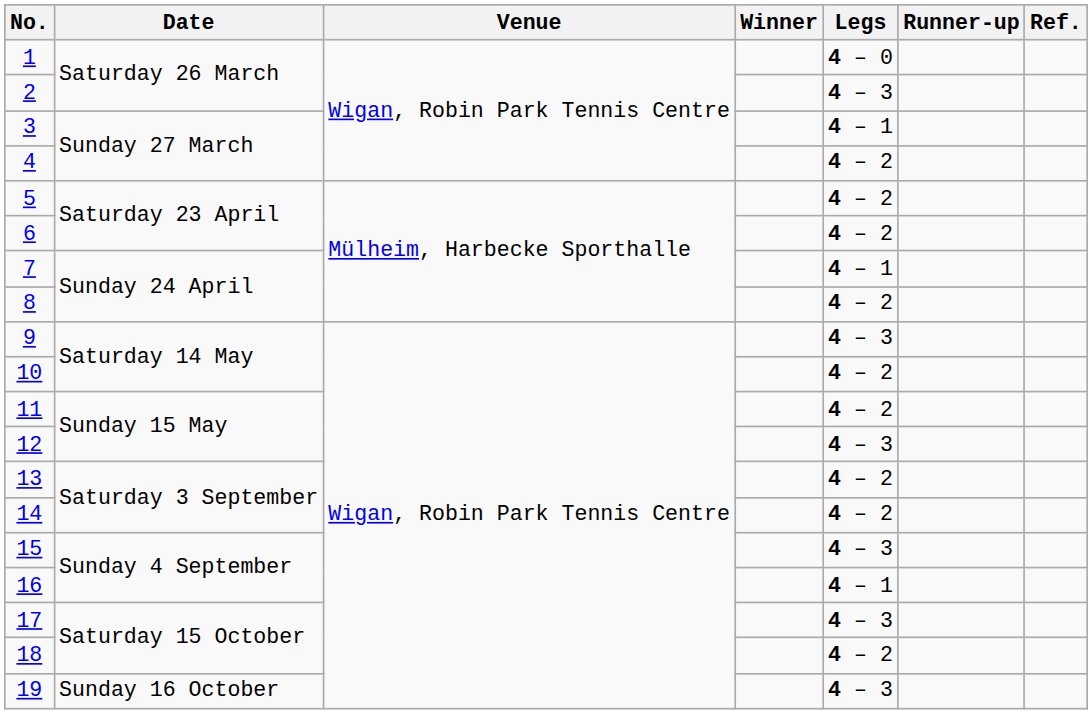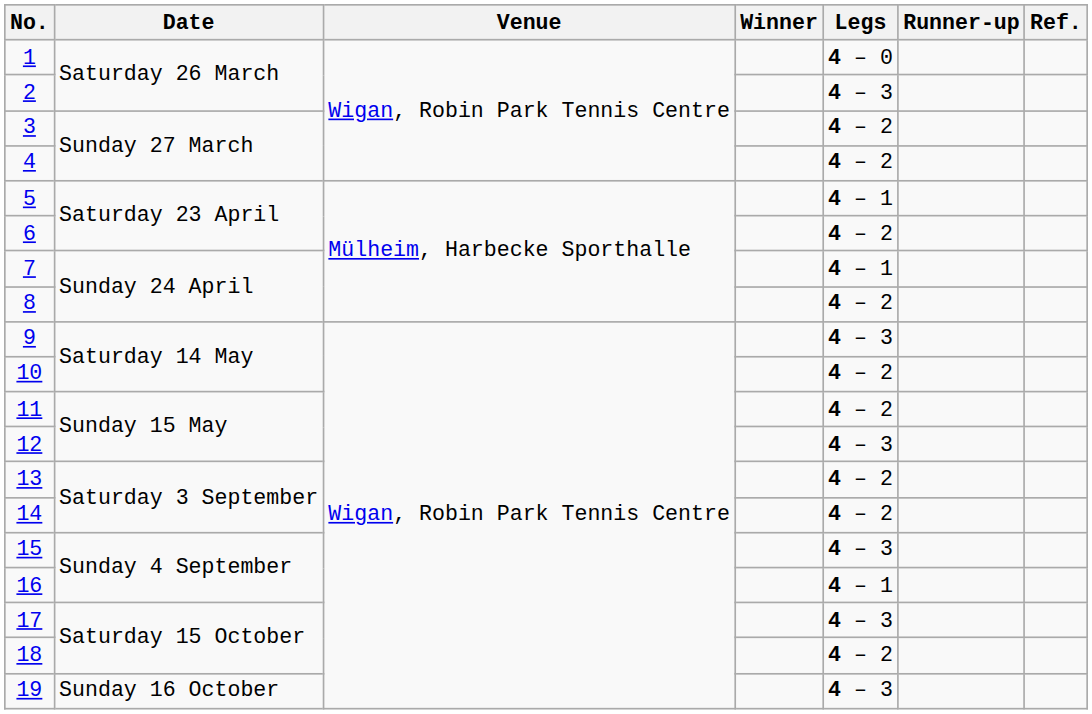(861, 128) 4 – 1 -> (861, 128) 4 – 2
(861, 198) 4 – 2 -> (861, 198) 4 – 1
